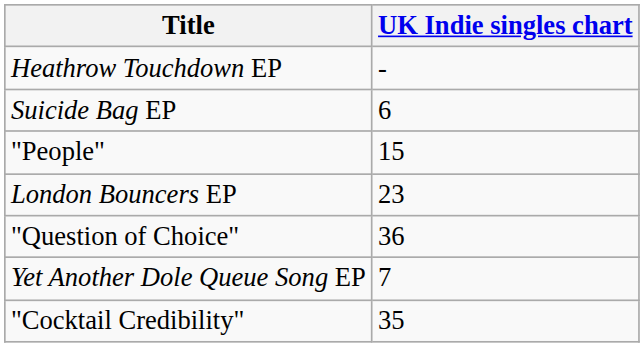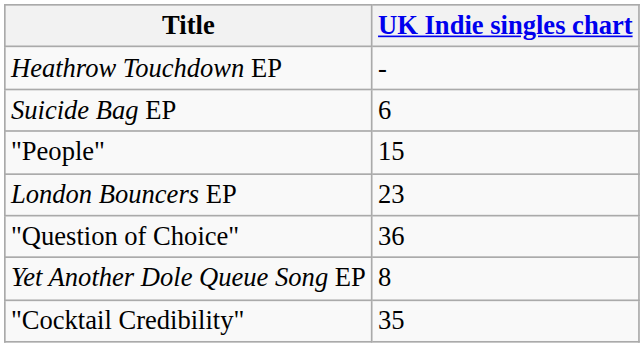(385, 278) 7 -> (385, 278) 8
